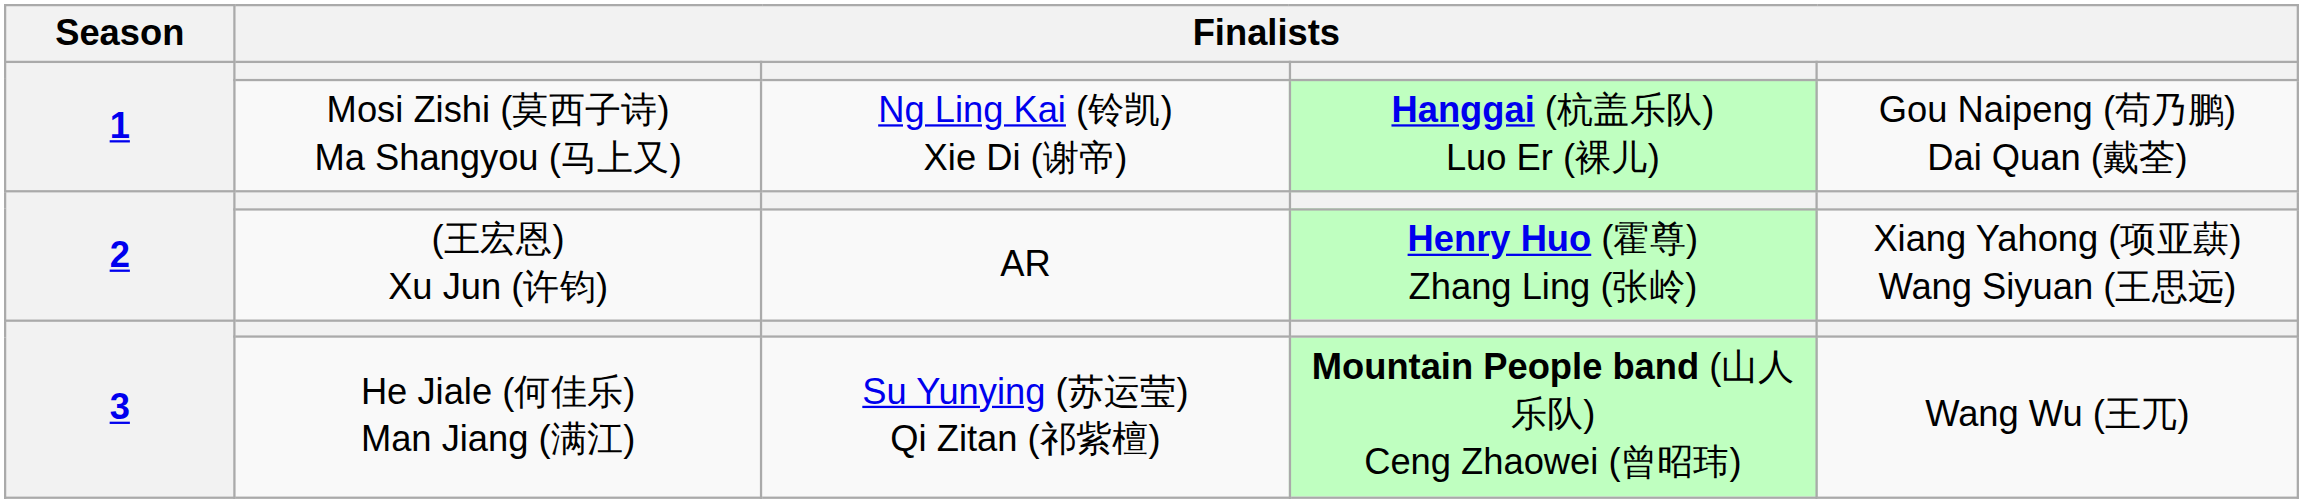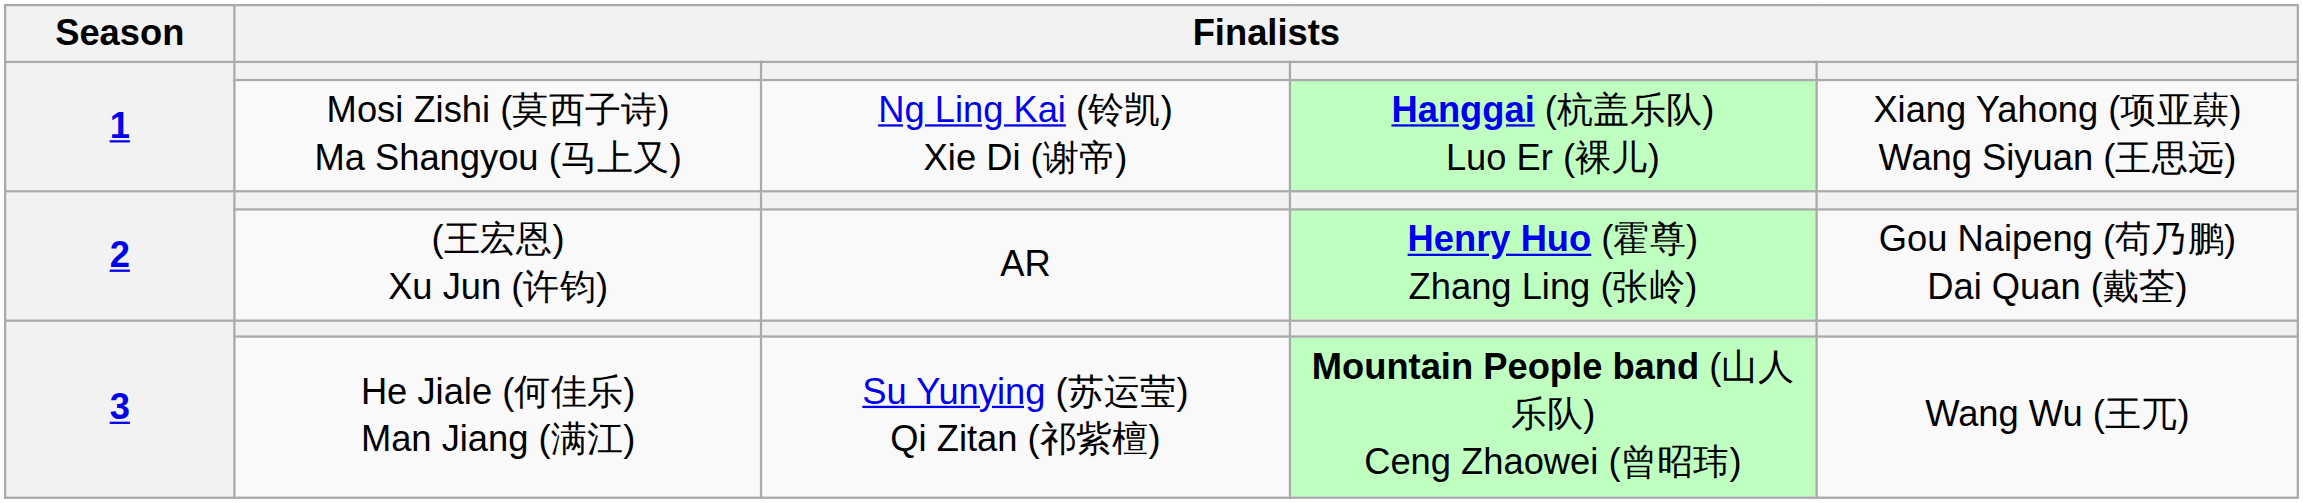(2057, 133) Gou Naipeng (苟乃鹏) Dai Quan (戴荃) -> (2057, 133) Xiang Yahong (项亚蕻) Wang Siyuan (王思远)
(2057, 262) Xiang Yahong (项亚蕻) Wang Siyuan (王思远) -> (2057, 262) Gou Naipeng (苟乃鹏) Dai Quan (戴荃)
